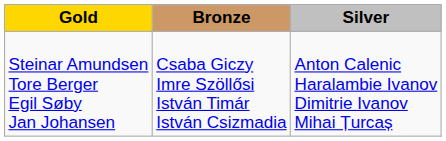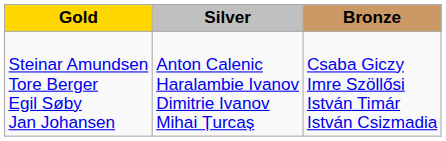columns swapped: (366, 18) <-> (221, 18)
